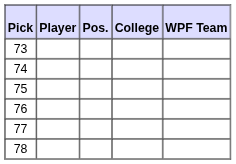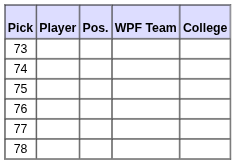columns swapped: (196, 28) <-> (137, 28)
